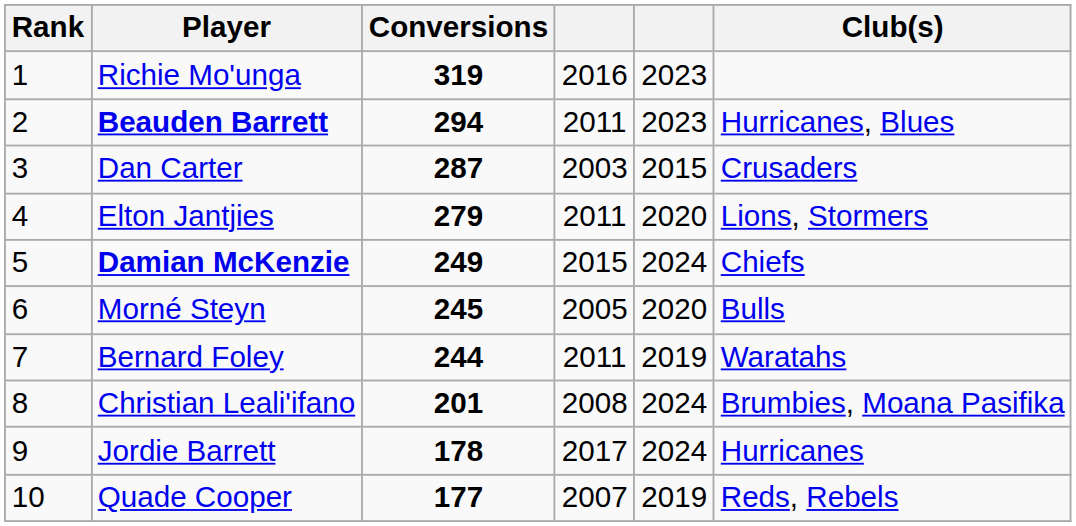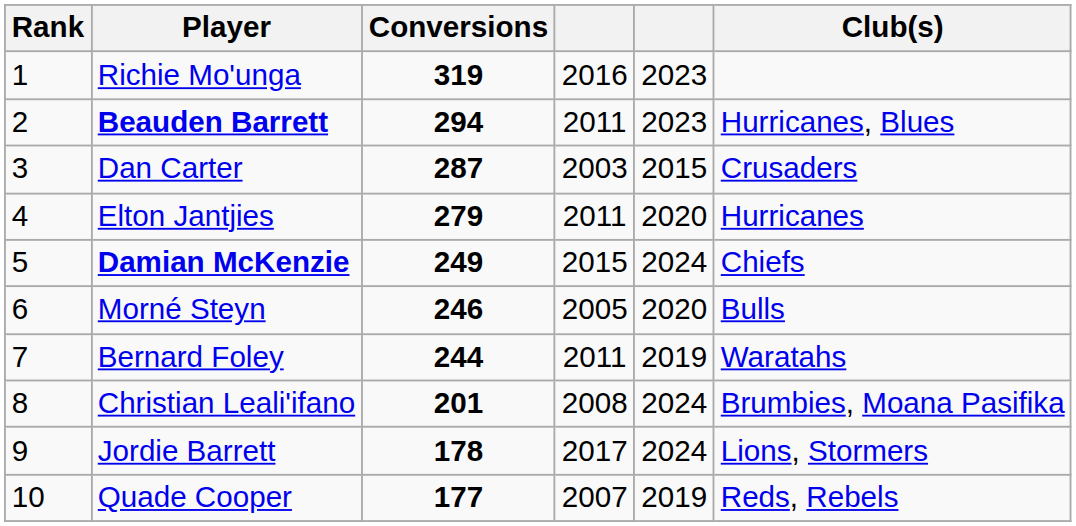(824, 215) Lions, Stormers -> (792, 215) Hurricanes
(458, 309) 245 -> (458, 309) 246
(792, 450) Hurricanes -> (824, 450) Lions, Stormers
